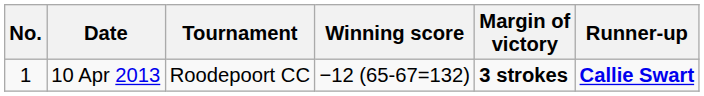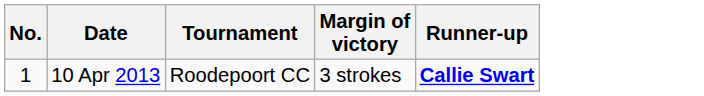- column: (395, 32)
(524, 75) bold -> (360, 75) normal
